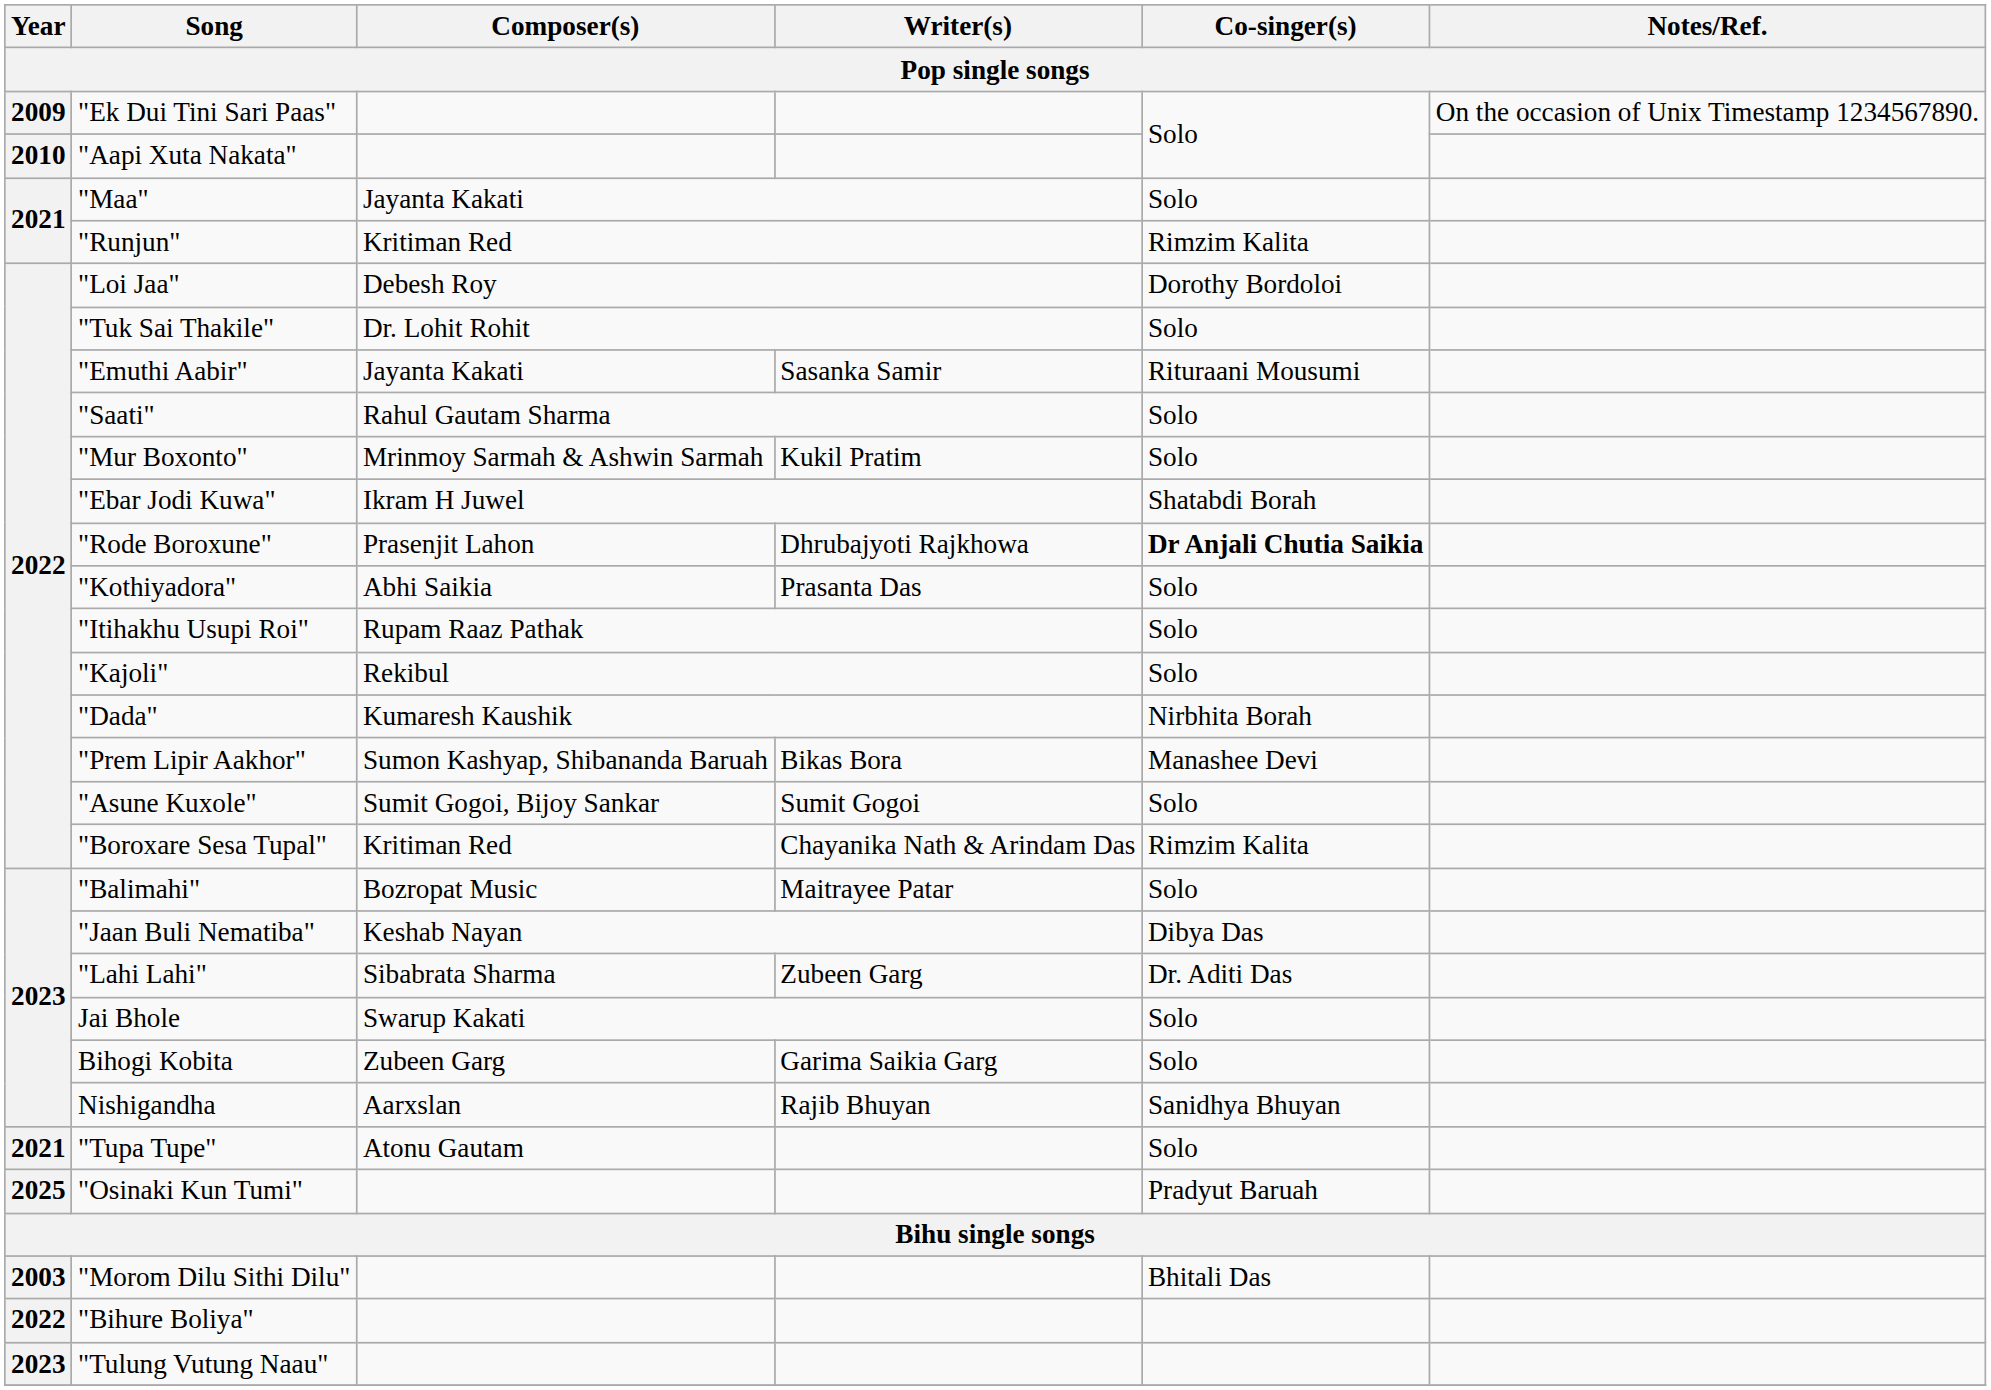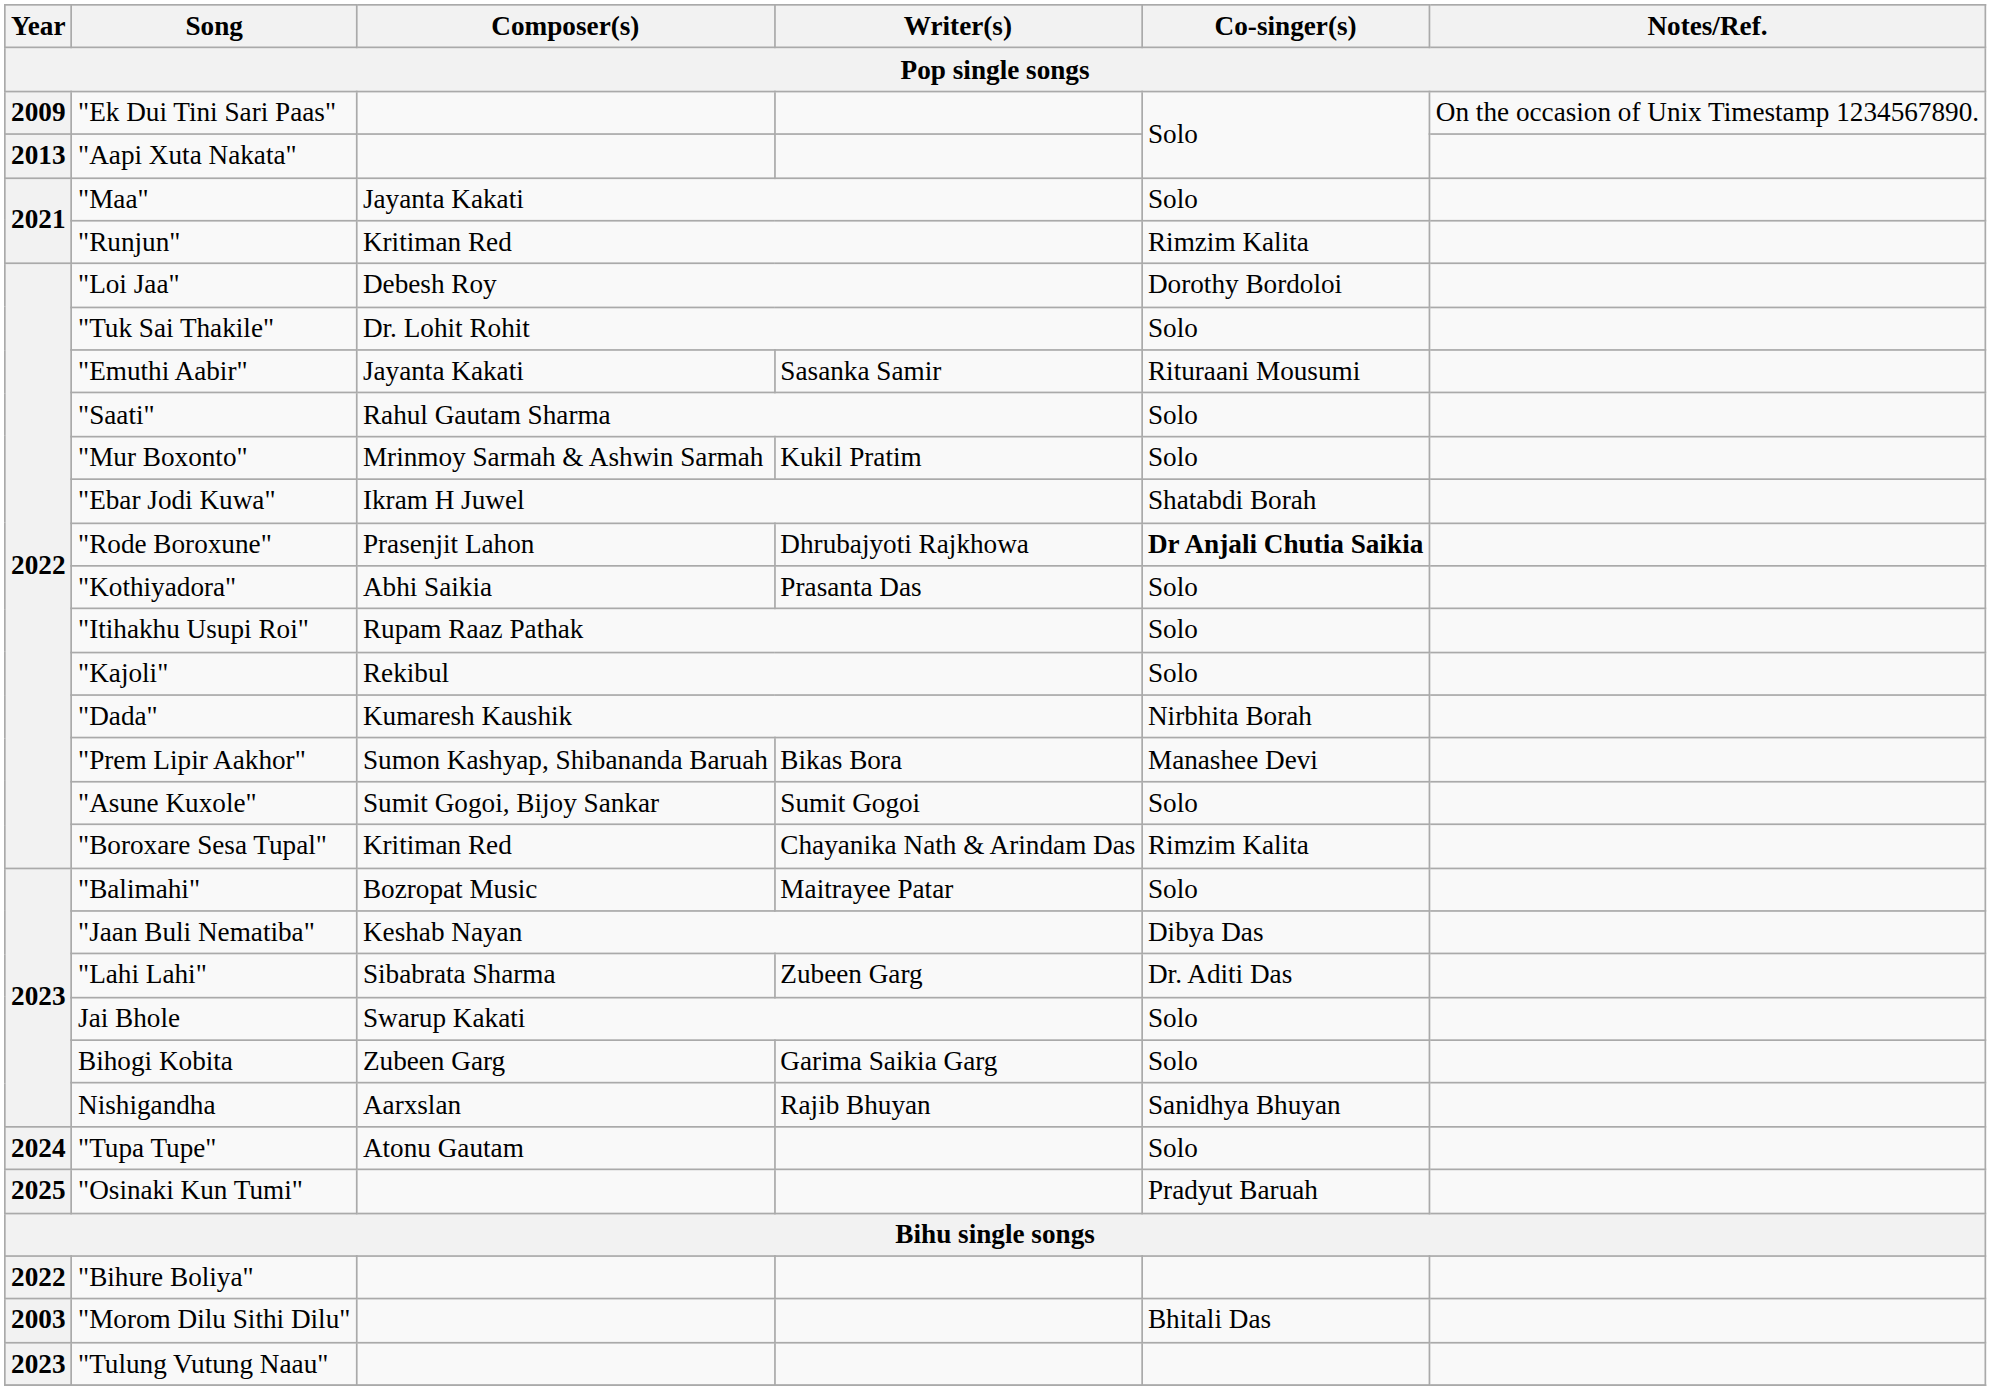(38, 155) 2010 -> (38, 155) 2013
(38, 1147) 2021 -> (38, 1147) 2024
rows swapped: (214, 1277) <-> (166, 1320)
